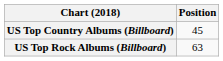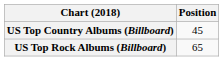(197, 47) 63 -> (197, 47) 65
